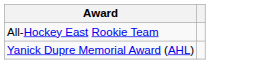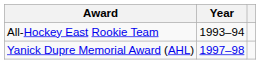+ column: (222, 13)
